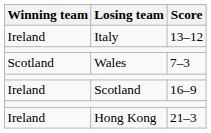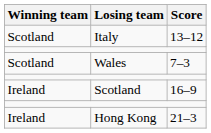(26, 36) Ireland -> (31, 36) Scotland
